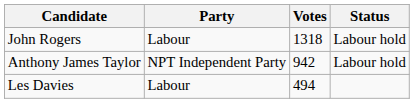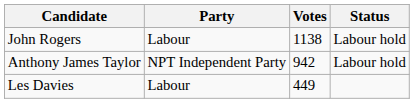(308, 39) 1318 -> (307, 39) 1138
(304, 86) 494 -> (304, 86) 449
